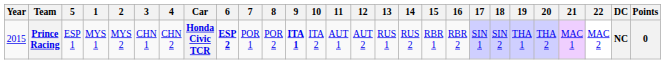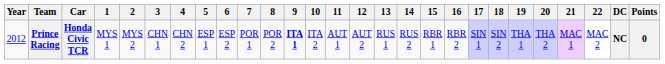columns swapped: (200, 12) <-> (72, 12)
(16, 39) 2015 -> (16, 39) 2012
(227, 39) bold -> (227, 39) normal
